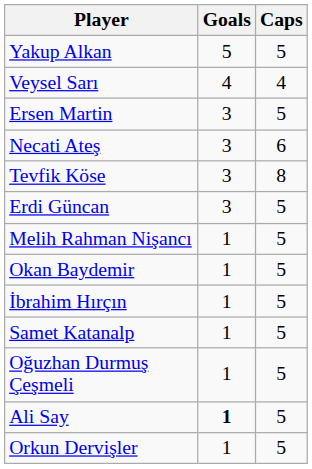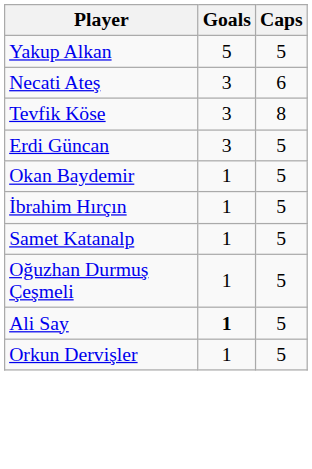- row: (54, 82)
- row: (61, 113)
- row: (100, 238)
